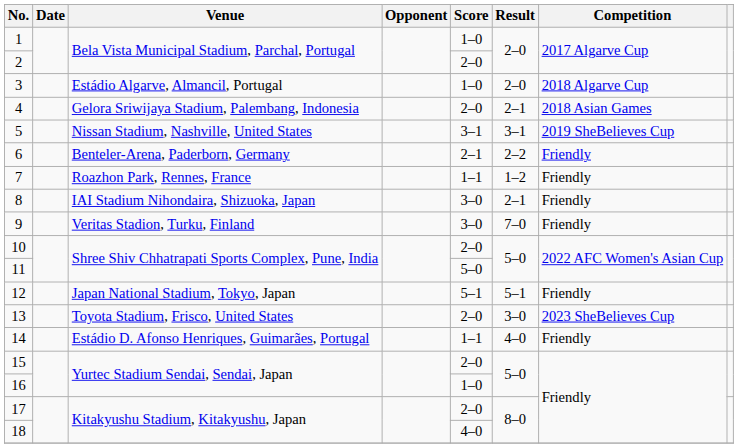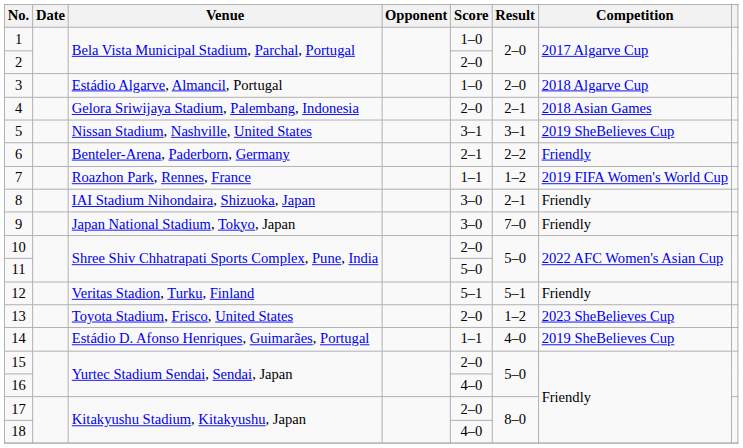(566, 177) Friendly -> (635, 177) 2019 FIFA Women's World Cup
(163, 223) Veritas Stadion, Turku, Finland -> (184, 223) Japan National Stadium, Tokyo, Japan
(184, 293) Japan National Stadium, Tokyo, Japan -> (163, 293) Veritas Stadion, Turku, Finland
(515, 316) 3–0 -> (515, 316) 1–2
(566, 339) Friendly -> (608, 339) 2019 SheBelieves Cup
(471, 385) 1–0 -> (471, 385) 4–0
